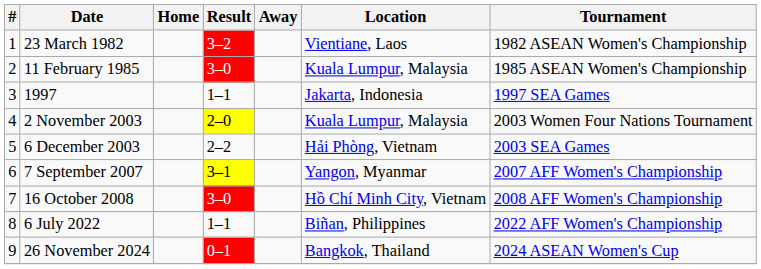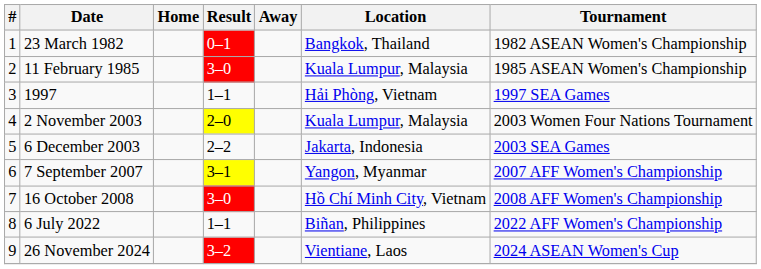(219, 43) 3–2 -> (219, 43) 0–1
(356, 43) Vientiane, Laos -> (367, 43) Bangkok, Thailand
(364, 95) Jakarta, Indonesia -> (371, 95) Hải Phòng, Vietnam
(371, 146) Hải Phòng, Vietnam -> (364, 146) Jakarta, Indonesia
(219, 250) 0–1 -> (219, 250) 3–2
(367, 250) Bangkok, Thailand -> (356, 250) Vientiane, Laos
